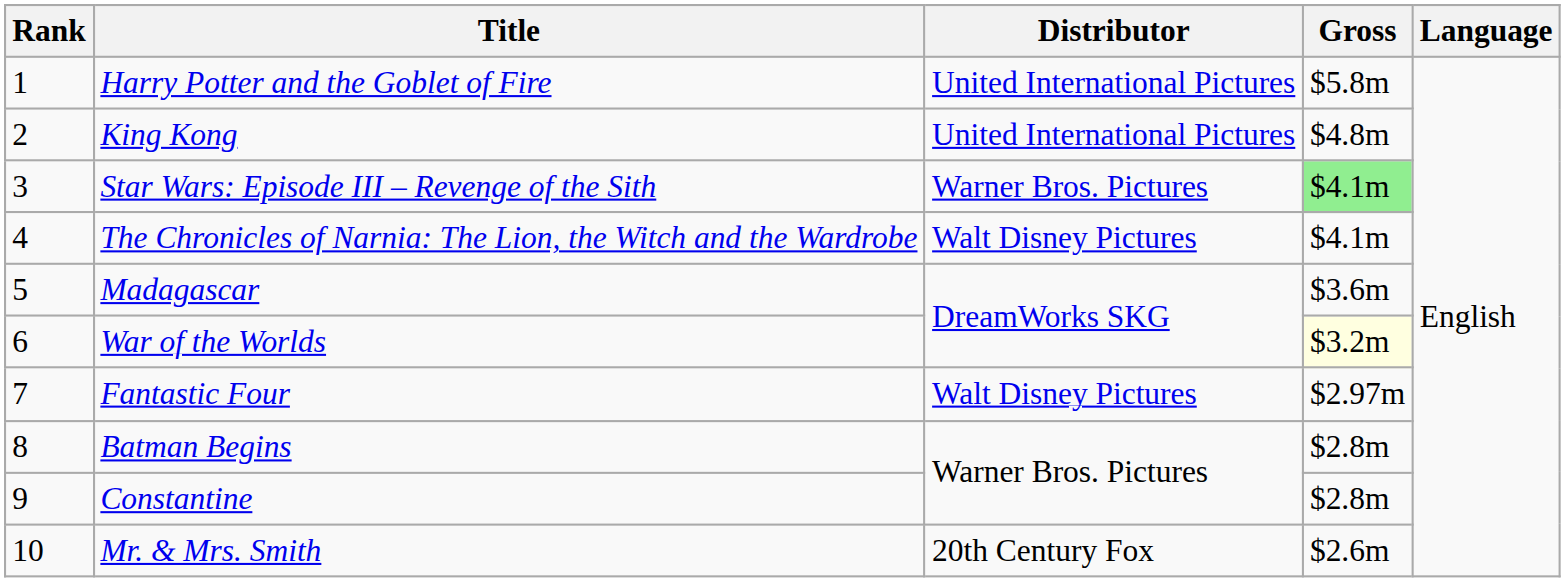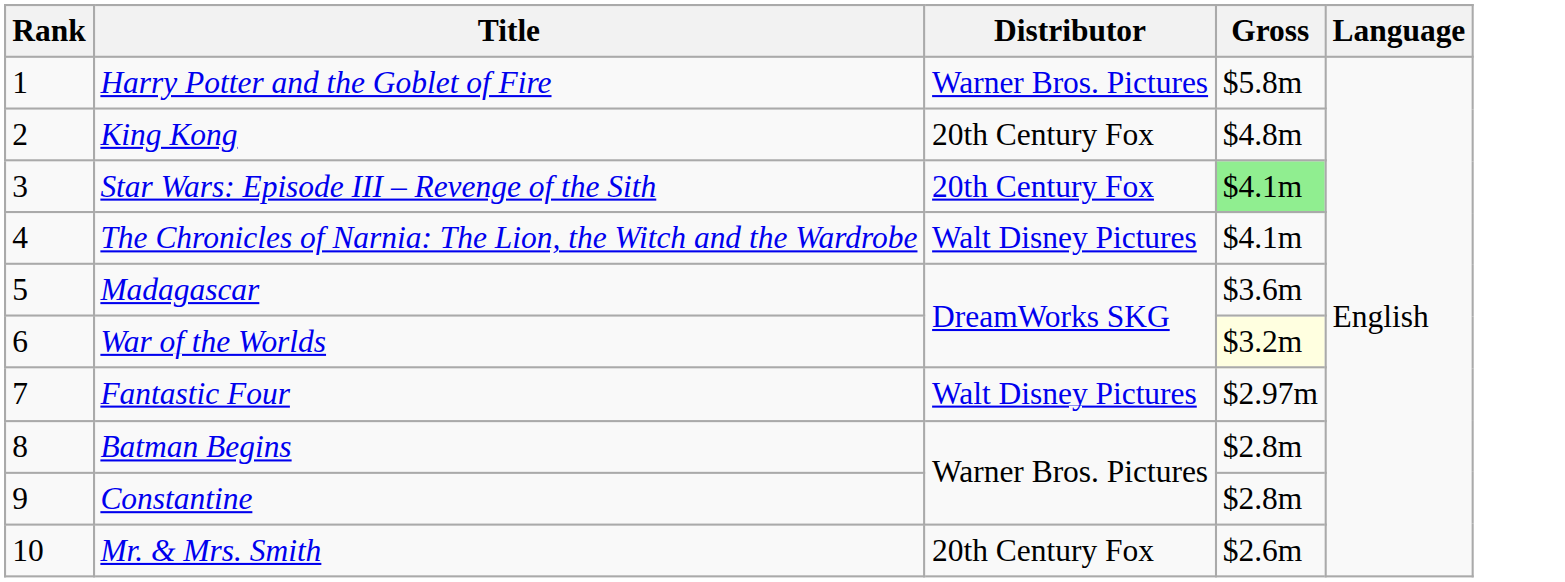(1114, 82) United International Pictures -> (1070, 82) Warner Bros. Pictures
(1114, 134) United International Pictures -> (1043, 134) 20th Century Fox
(1070, 186) Warner Bros. Pictures -> (1043, 186) 20th Century Fox
